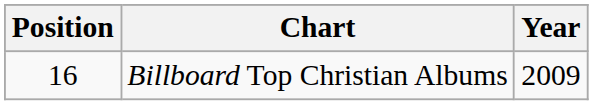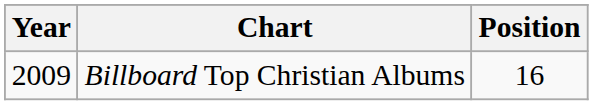columns swapped: (551, 27) <-> (63, 27)
